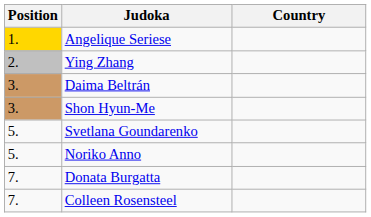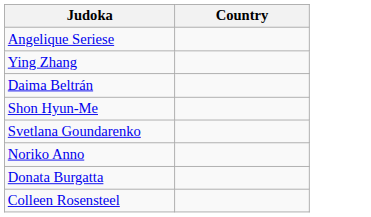- column: (33, 16)
